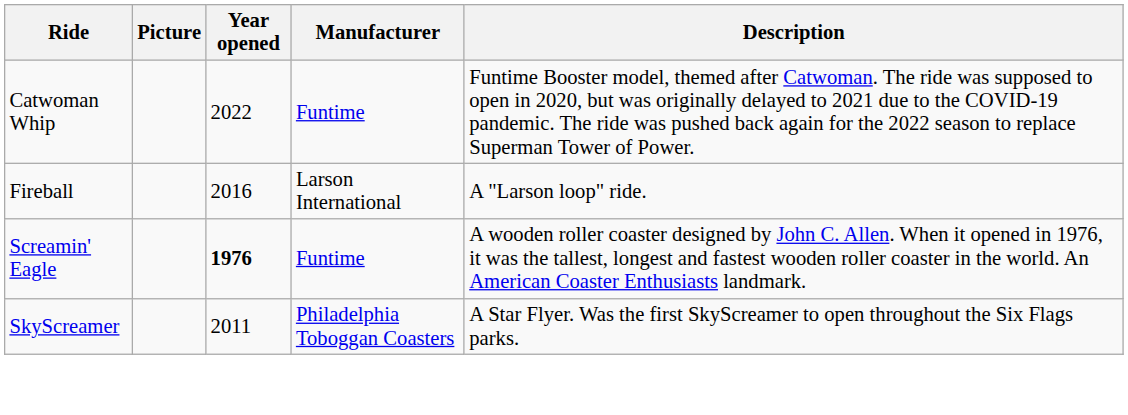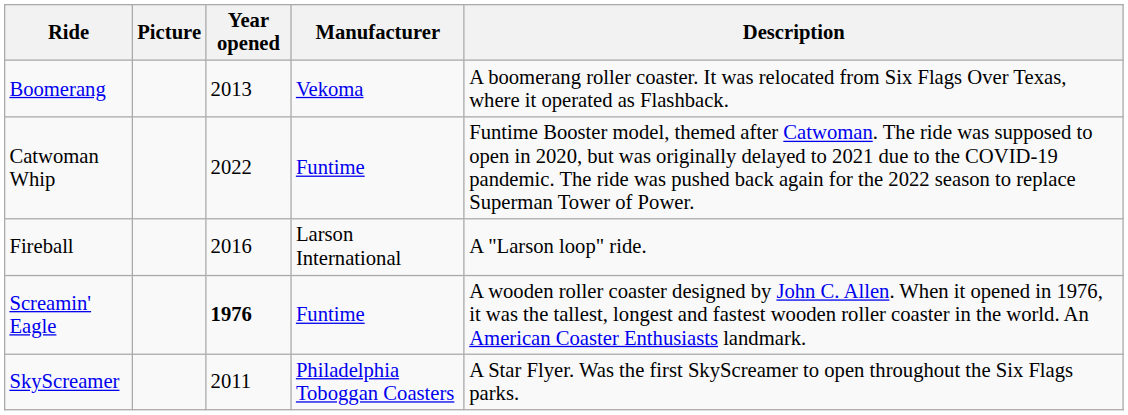+ row: (58, 88)
